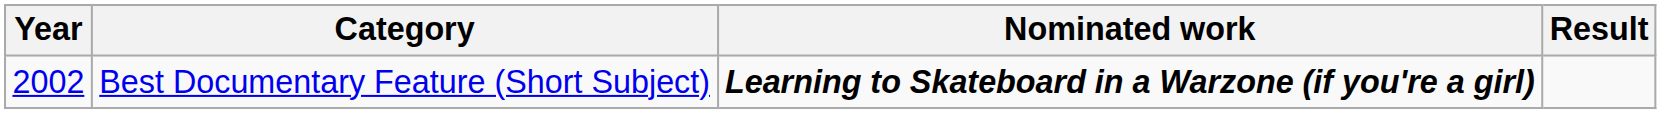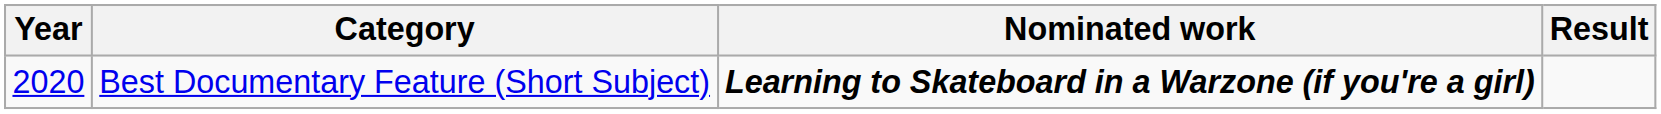(48, 81) 2002 -> (48, 81) 2020
